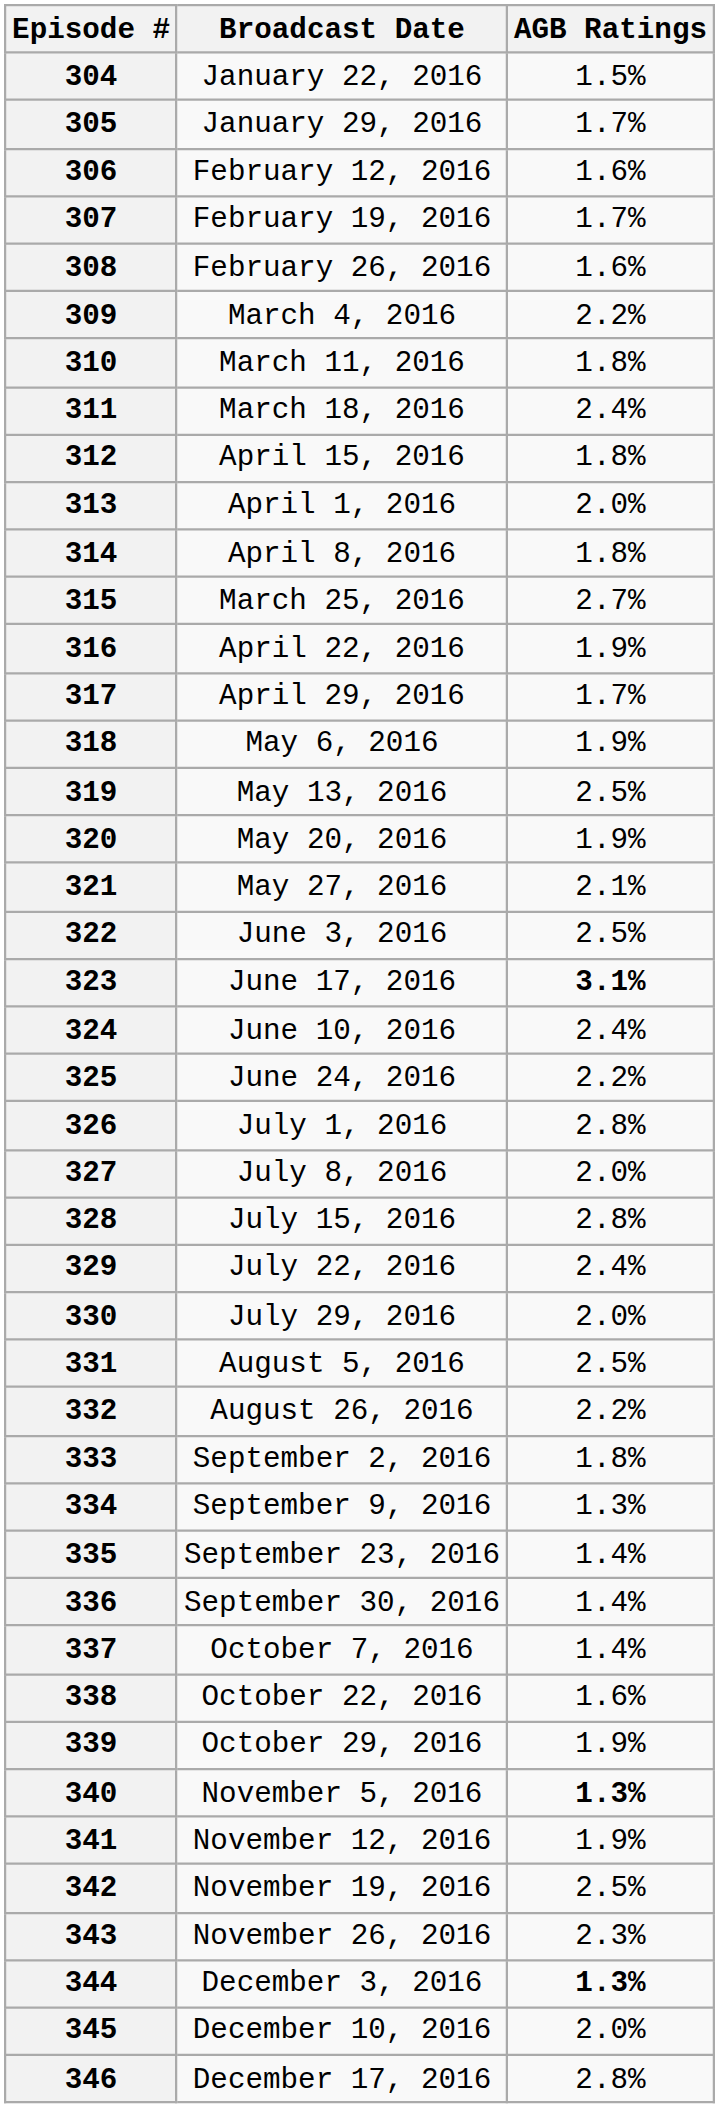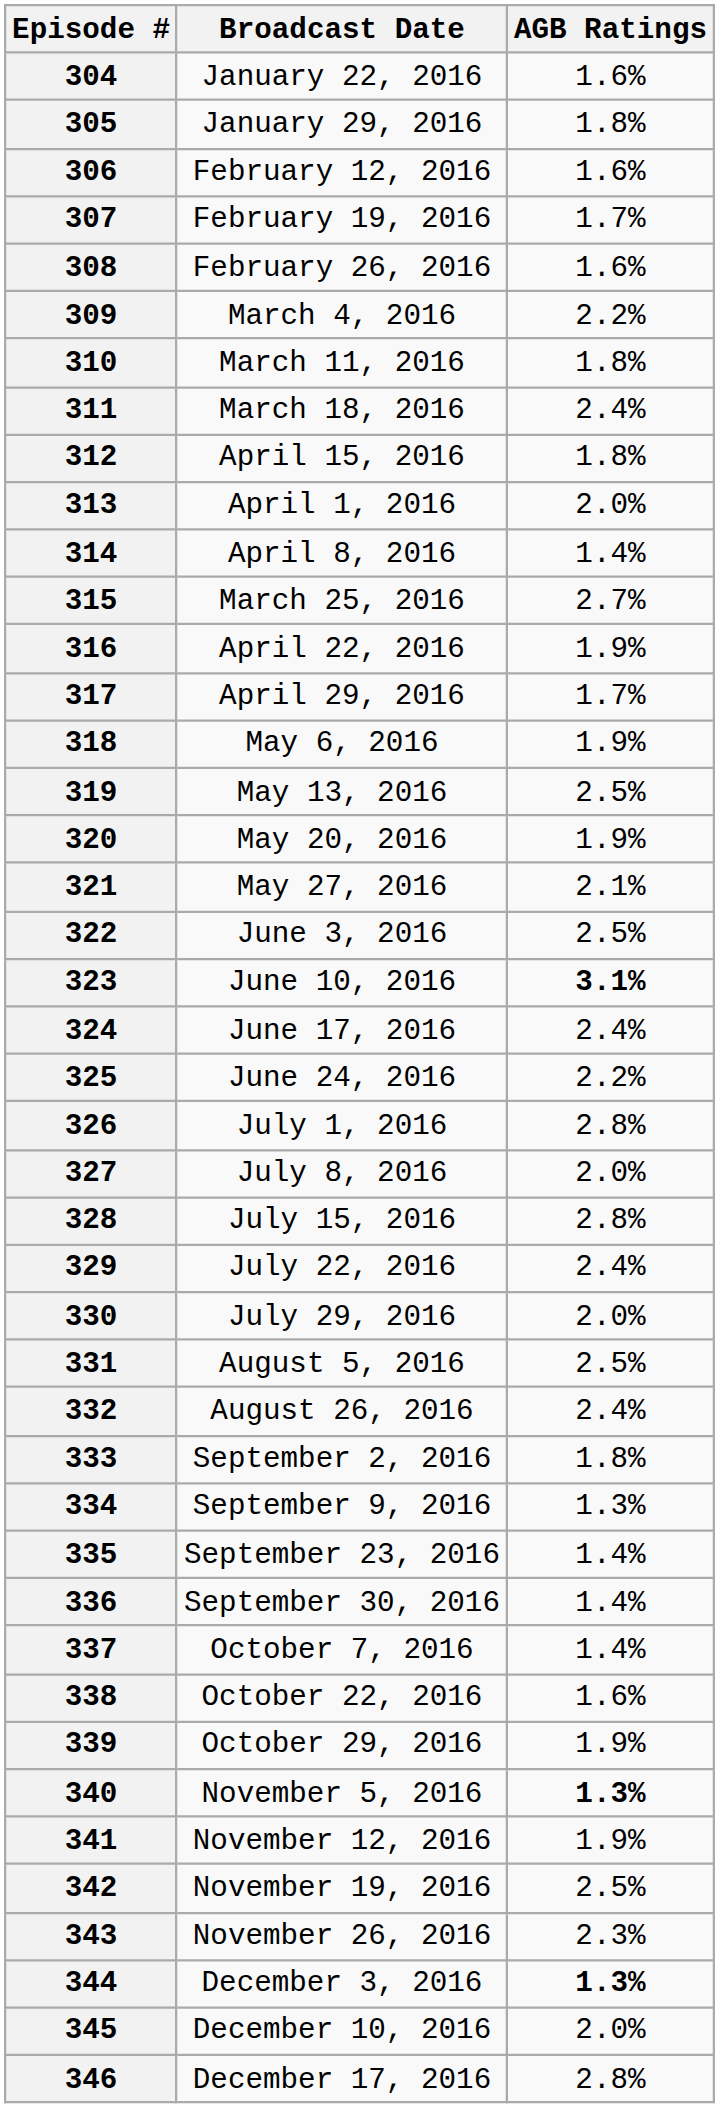(610, 77) 1.5% -> (610, 77) 1.6%
(610, 124) 1.7% -> (610, 124) 1.8%
(610, 553) 1.8% -> (610, 553) 1.4%
(342, 982) June 17, 2016 -> (342, 982) June 10, 2016
(342, 1030) June 10, 2016 -> (342, 1030) June 17, 2016
(610, 1411) 2.2% -> (610, 1411) 2.4%
